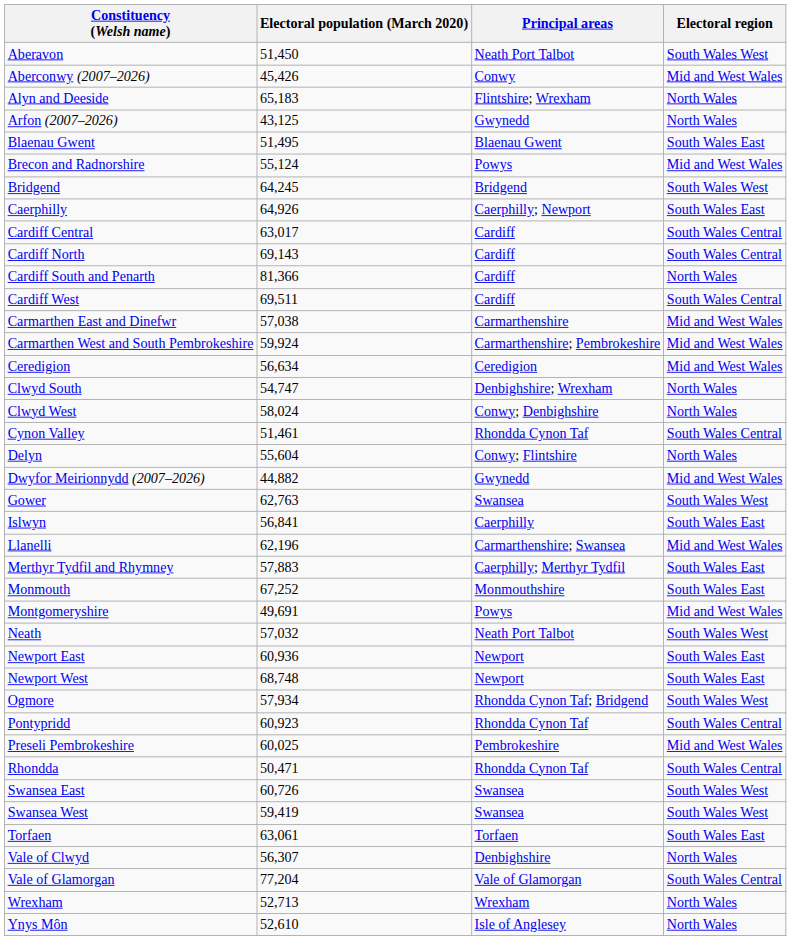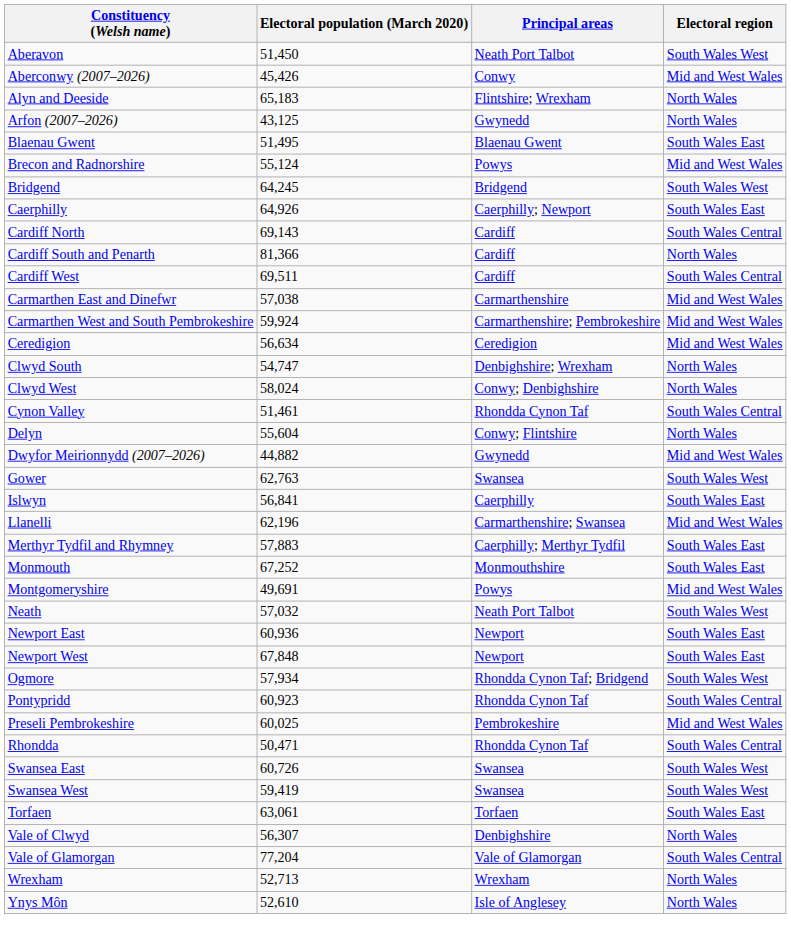- row: (50, 232)
(279, 679) 68,748 -> (279, 656) 67,848
